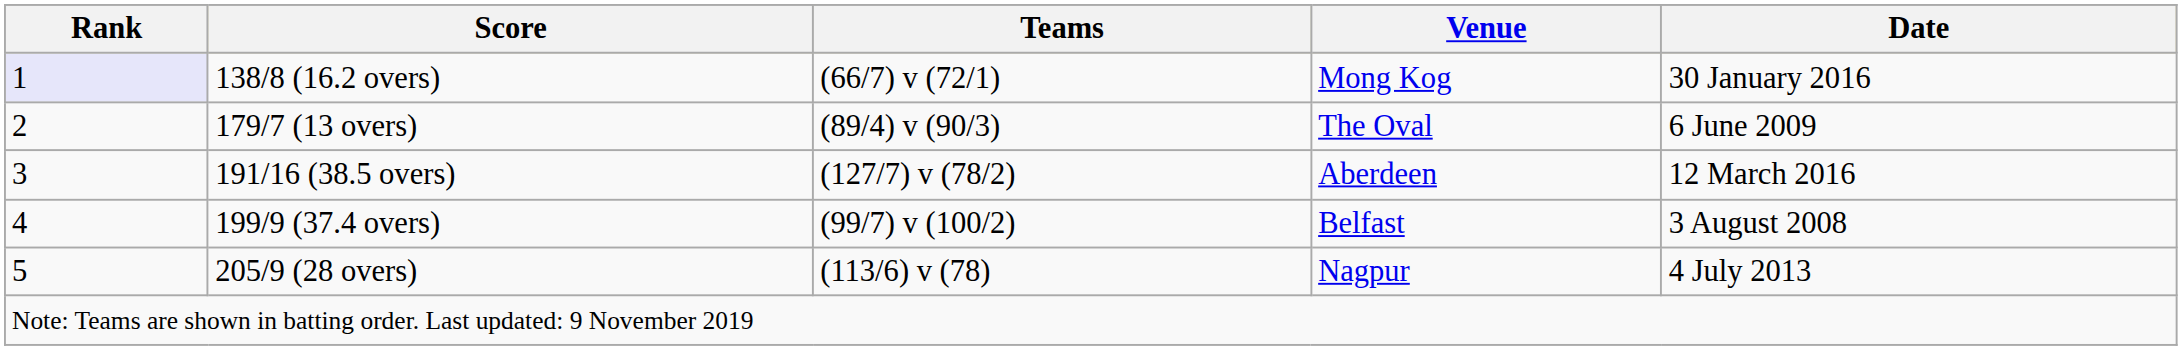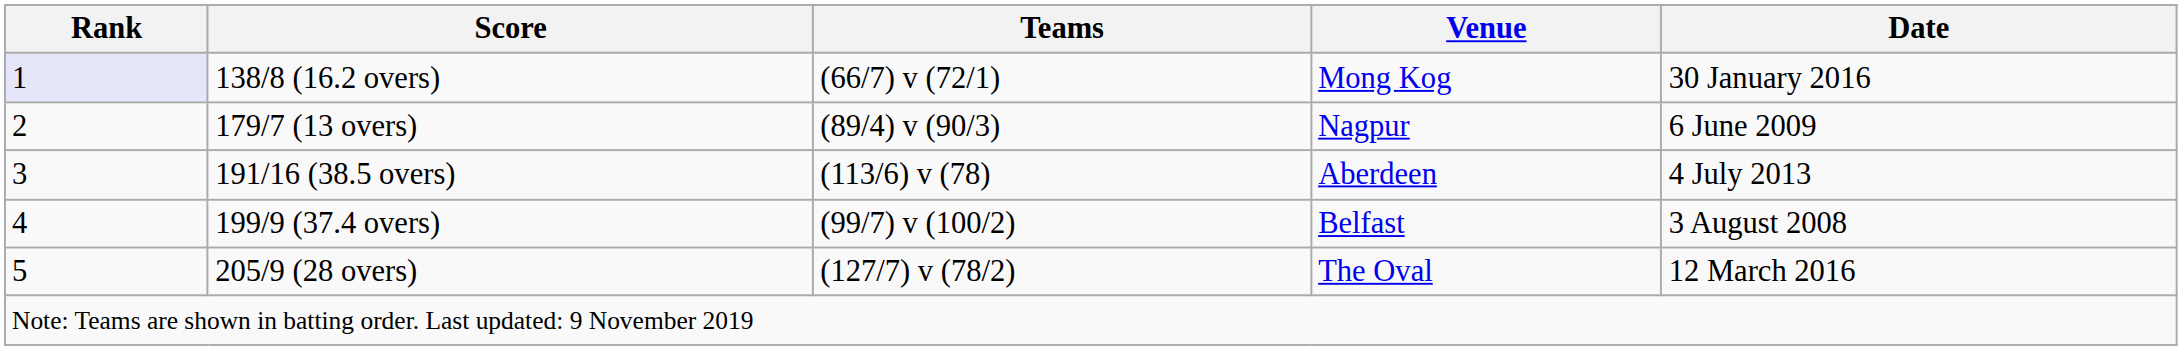(1375, 125) The Oval -> (1364, 125) Nagpur
(918, 174) (127/7) v (78/2) -> (905, 174) (113/6) v (78)
(1762, 174) 12 March 2016 -> (1740, 174) 4 July 2013
(905, 271) (113/6) v (78) -> (918, 271) (127/7) v (78/2)
(1364, 271) Nagpur -> (1375, 271) The Oval
(1740, 271) 4 July 2013 -> (1762, 271) 12 March 2016
